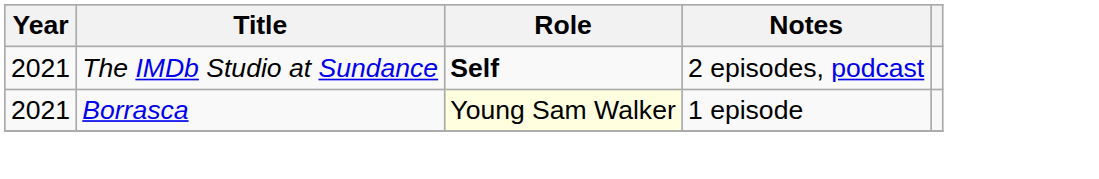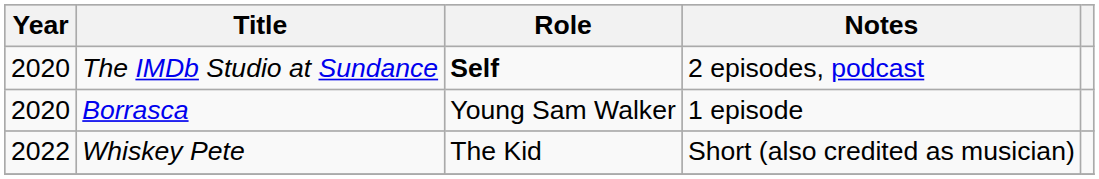(40, 67) 2021 -> (40, 67) 2020
(40, 109) 2021 -> (40, 109) 2020
(563, 109) lightyellow background -> (563, 109) no background
+ row: (163, 151)
